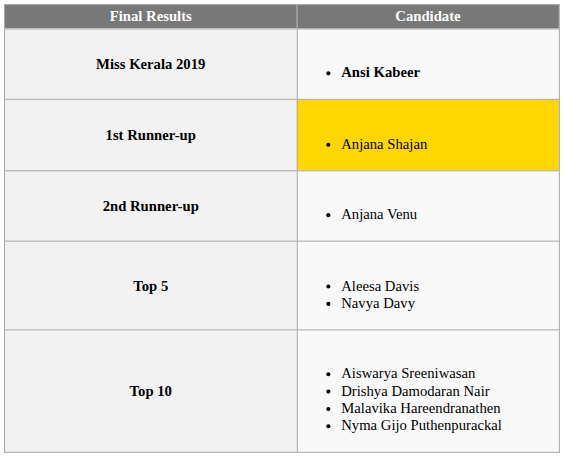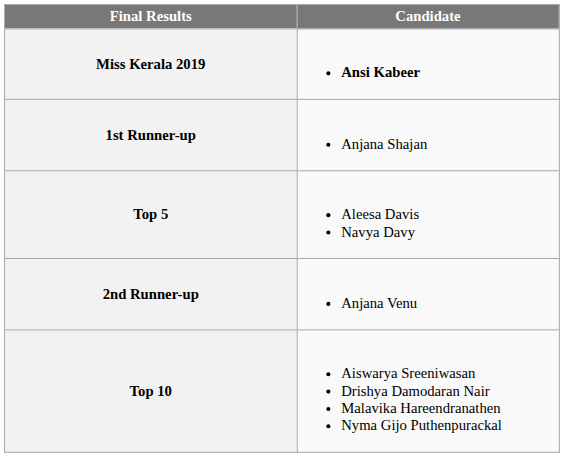(428, 144) gold background -> (428, 144) no background
rows swapped: (151, 206) <-> (151, 286)
